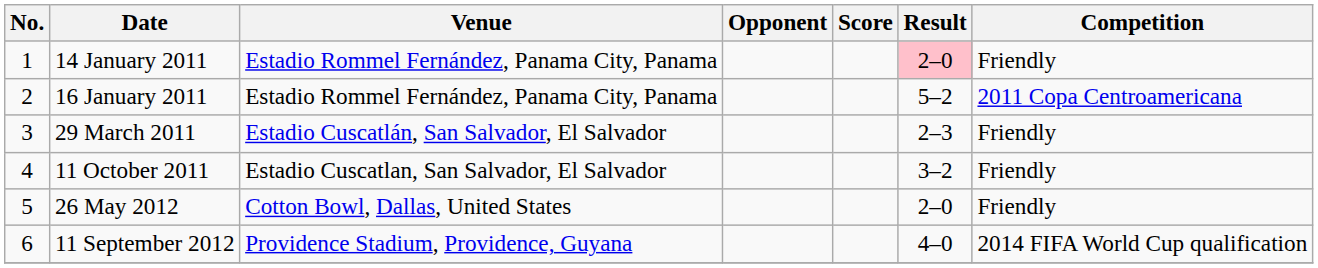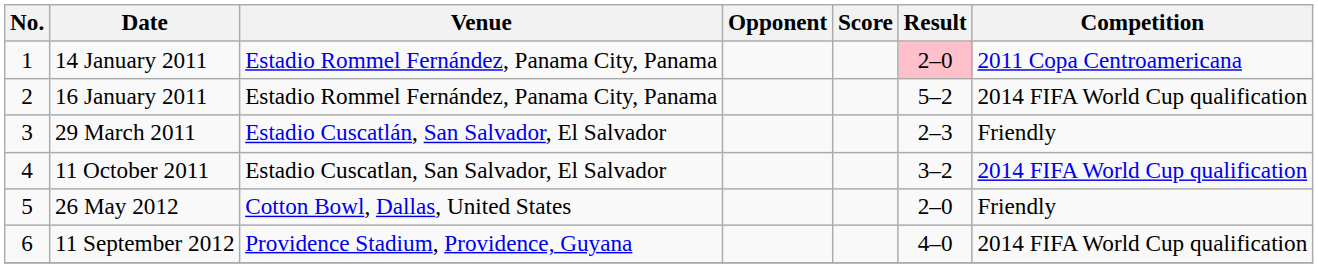(1017, 59) Friendly -> (1110, 59) 2011 Copa Centroamericana
(1110, 96) 2011 Copa Centroamericana -> (1142, 96) 2014 FIFA World Cup qualification
(1017, 170) Friendly -> (1142, 170) 2014 FIFA World Cup qualification
